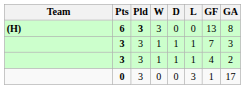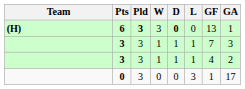(176, 28) normal -> (176, 28) bold
(230, 28) 8 -> (230, 28) 1
